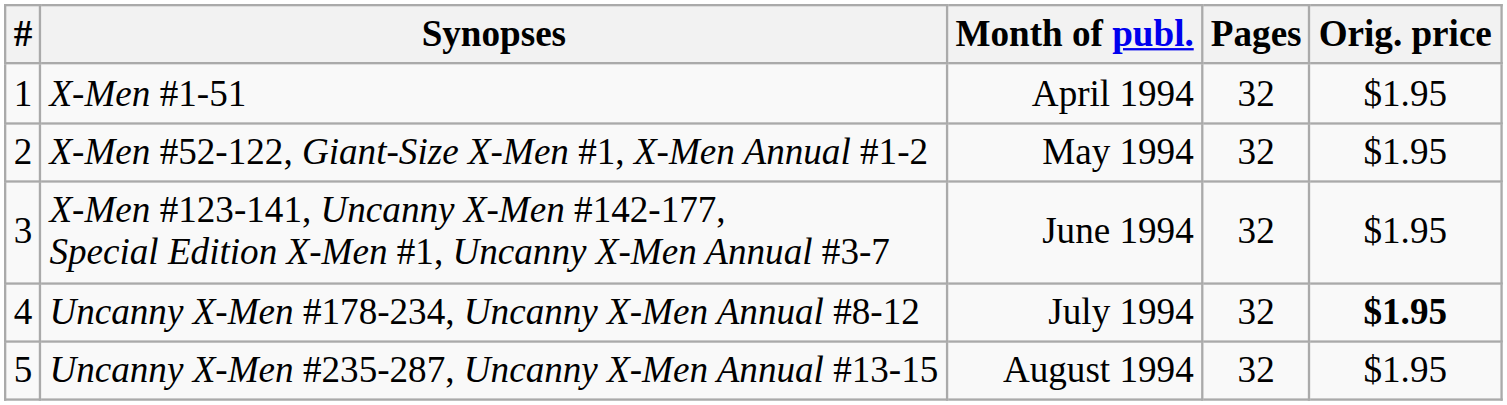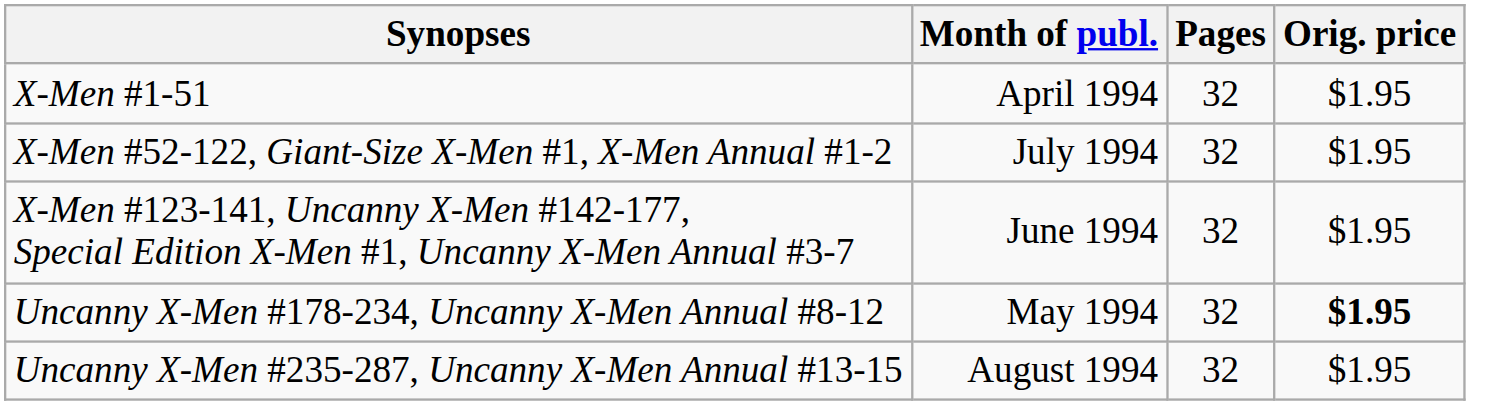- column: (23, 33)
(1118, 151) May 1994 -> (1085, 151) July 1994
(1121, 311) July 1994 -> (1082, 311) May 1994
